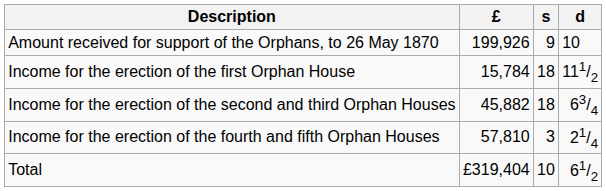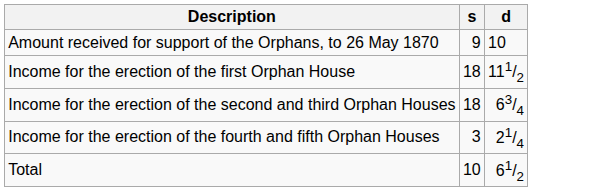- column: (496, 17)
